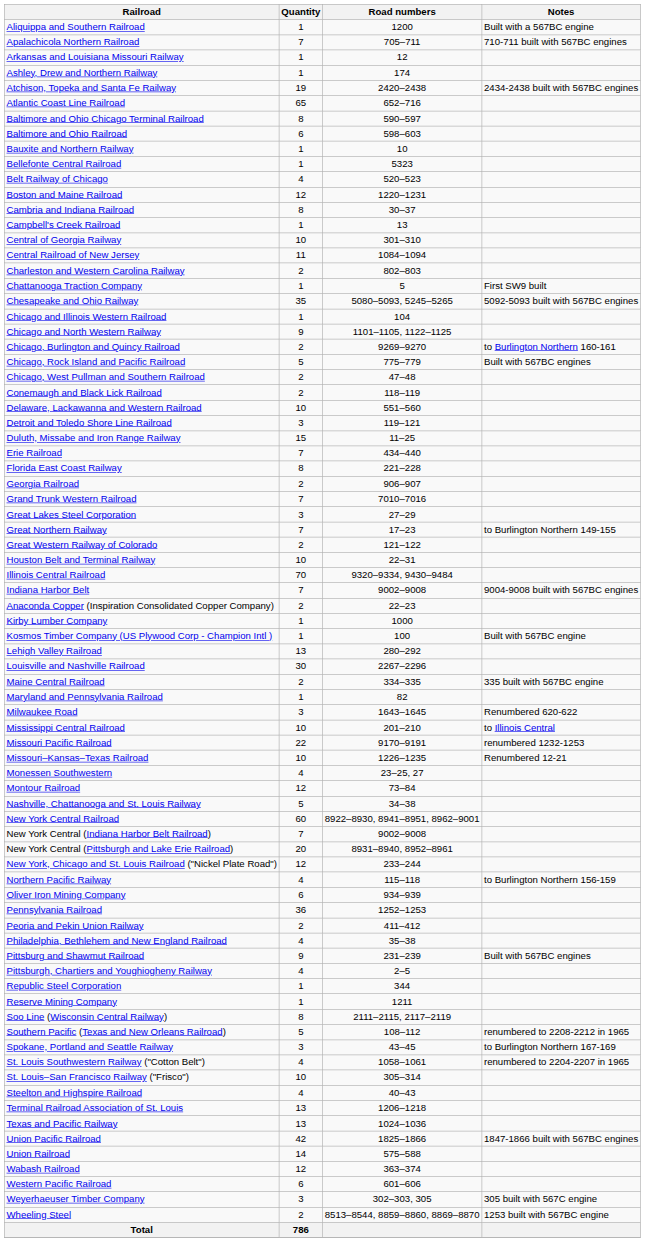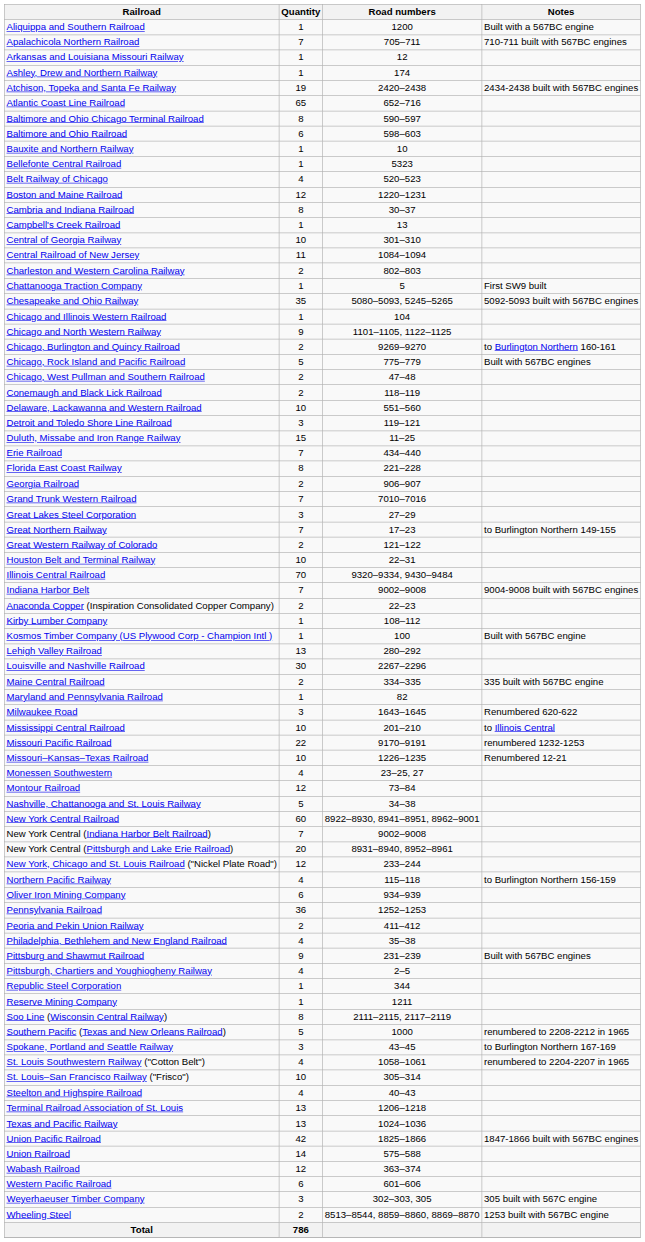(402, 621) 1000 -> (402, 621) 108–112
(402, 1032) 108–112 -> (402, 1032) 1000
